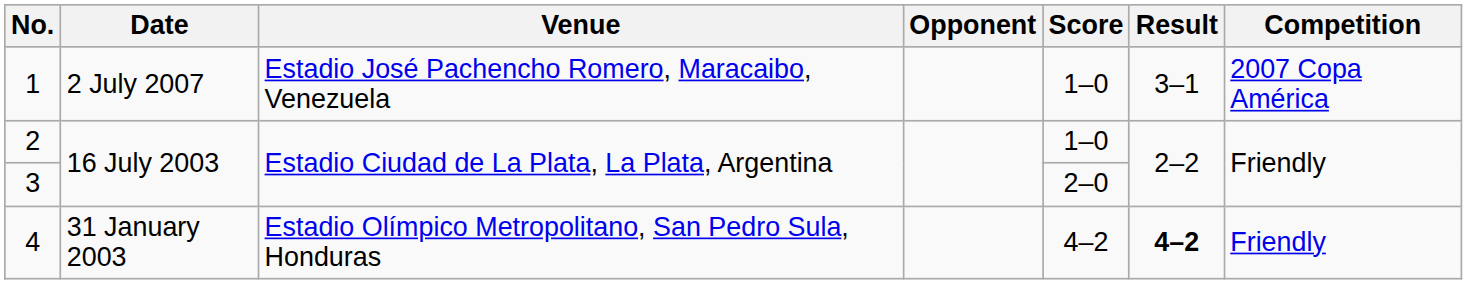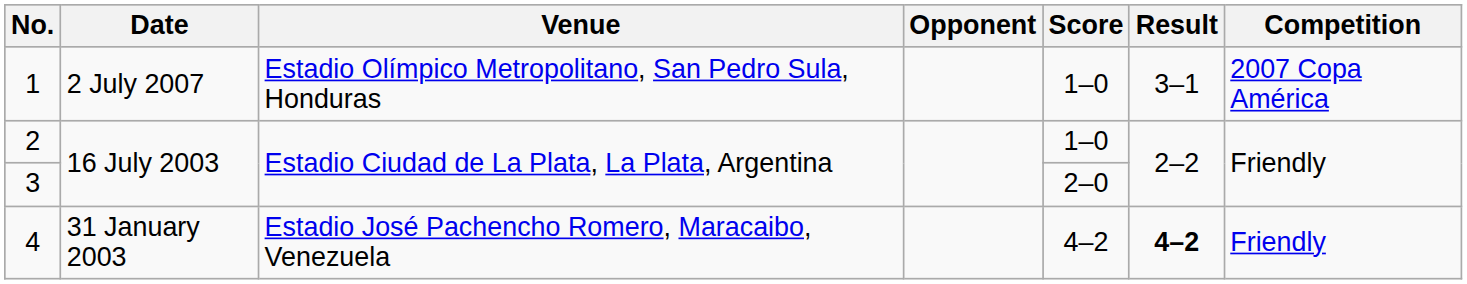(538, 83) Estadio José Pachencho Romero, Maracaibo, Venezuela -> (557, 83) Estadio Olímpico Metropolitano, San Pedro Sula, Honduras
(557, 241) Estadio Olímpico Metropolitano, San Pedro Sula, Honduras -> (538, 241) Estadio José Pachencho Romero, Maracaibo, Venezuela
